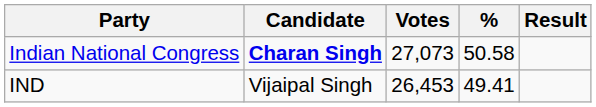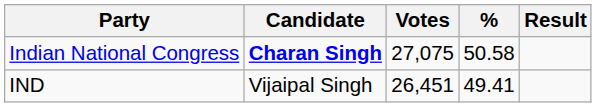(423, 53) 27,073 -> (423, 53) 27,075
(423, 85) 26,453 -> (423, 85) 26,451
